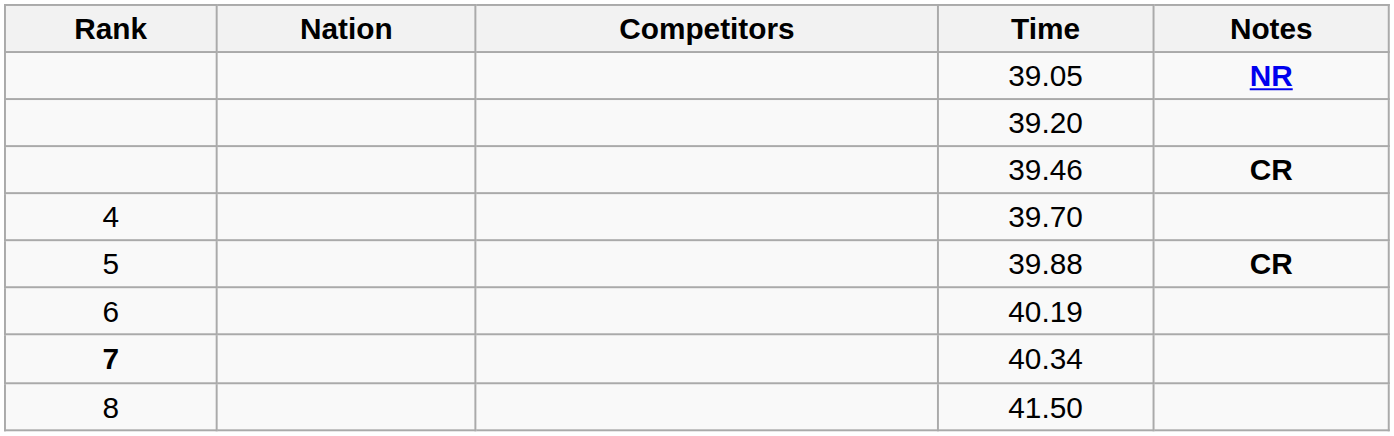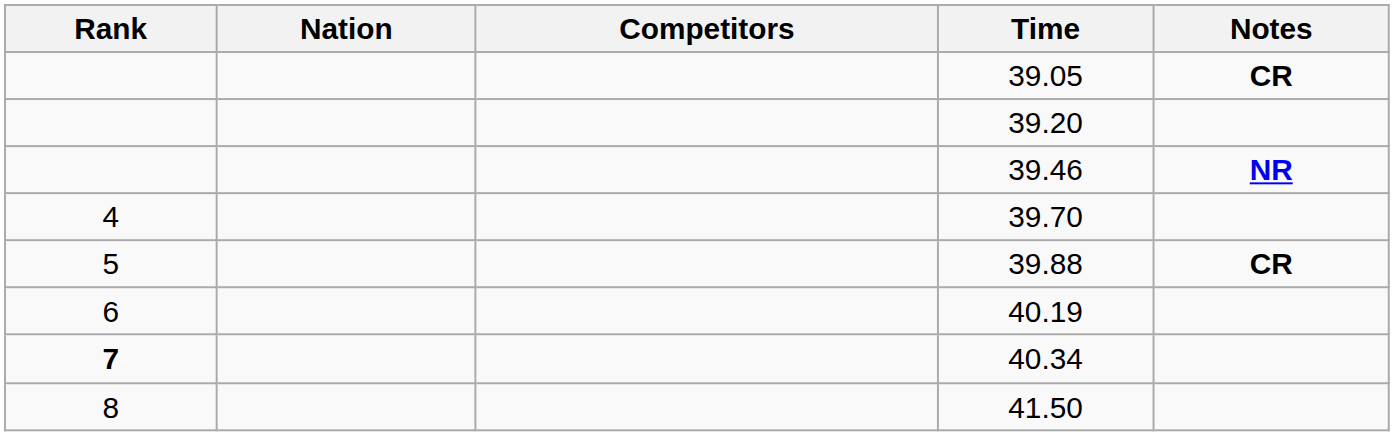(1271, 76) NR -> (1271, 76) CR
(1271, 170) CR -> (1271, 170) NR
